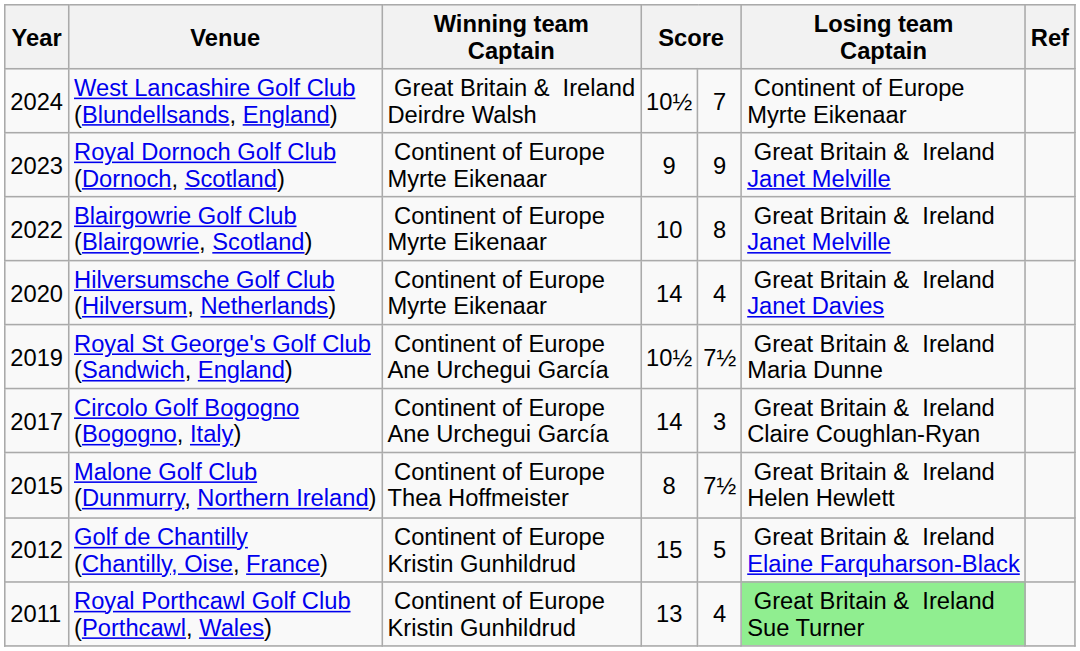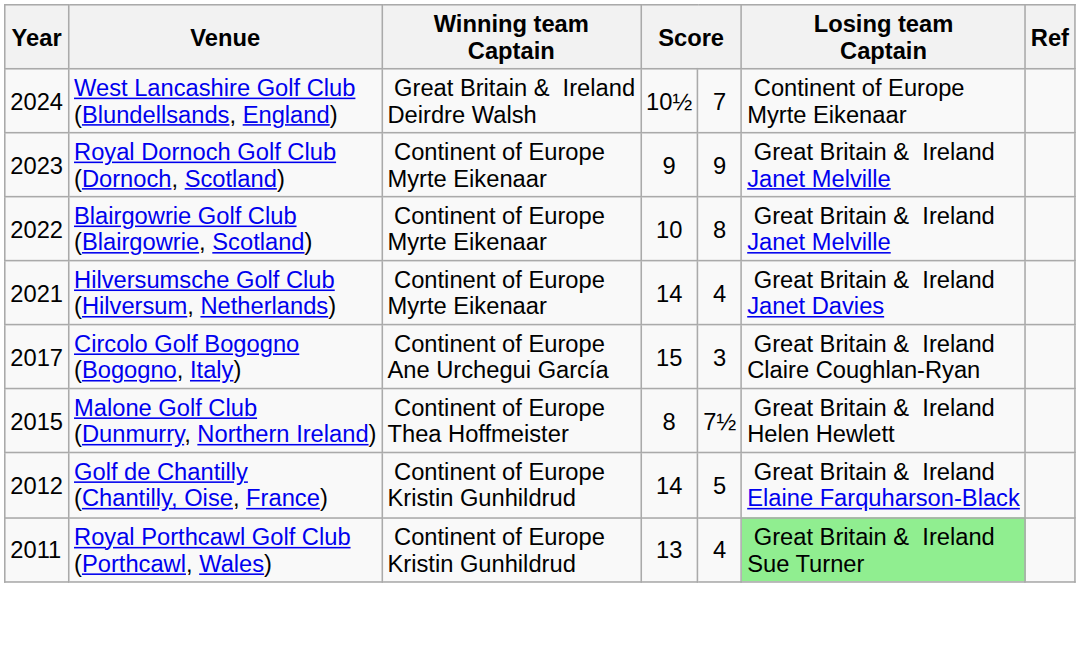(37, 293) 2020 -> (37, 293) 2021
- row: (222, 357)
(669, 421) 14 -> (669, 357) 15
(669, 549) 15 -> (669, 485) 14
